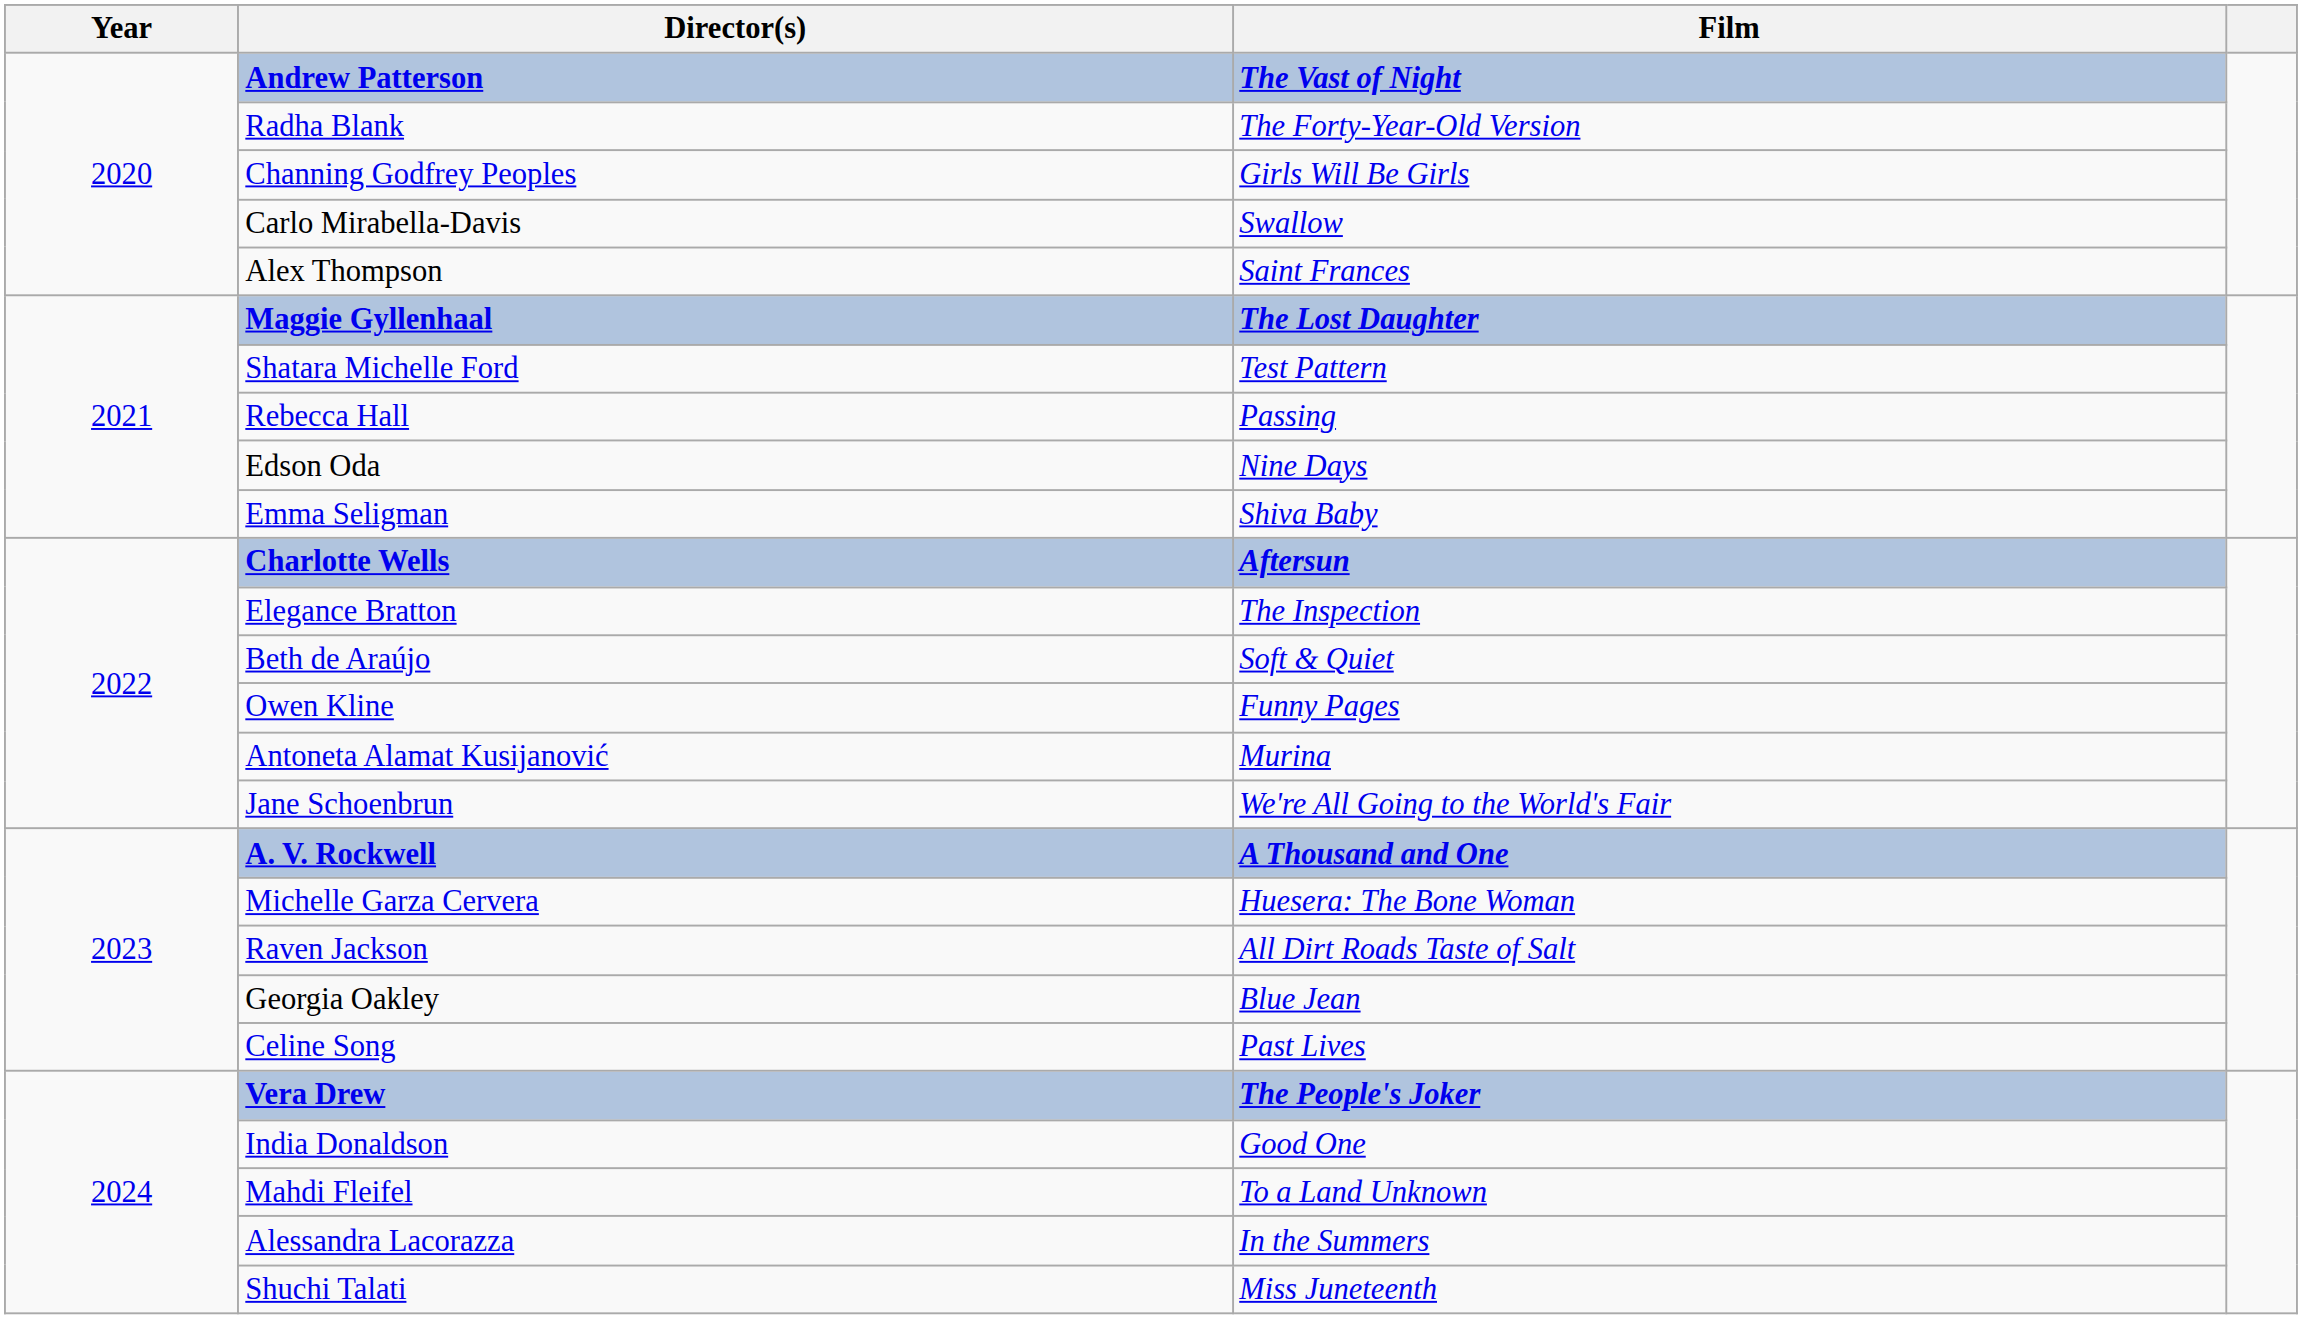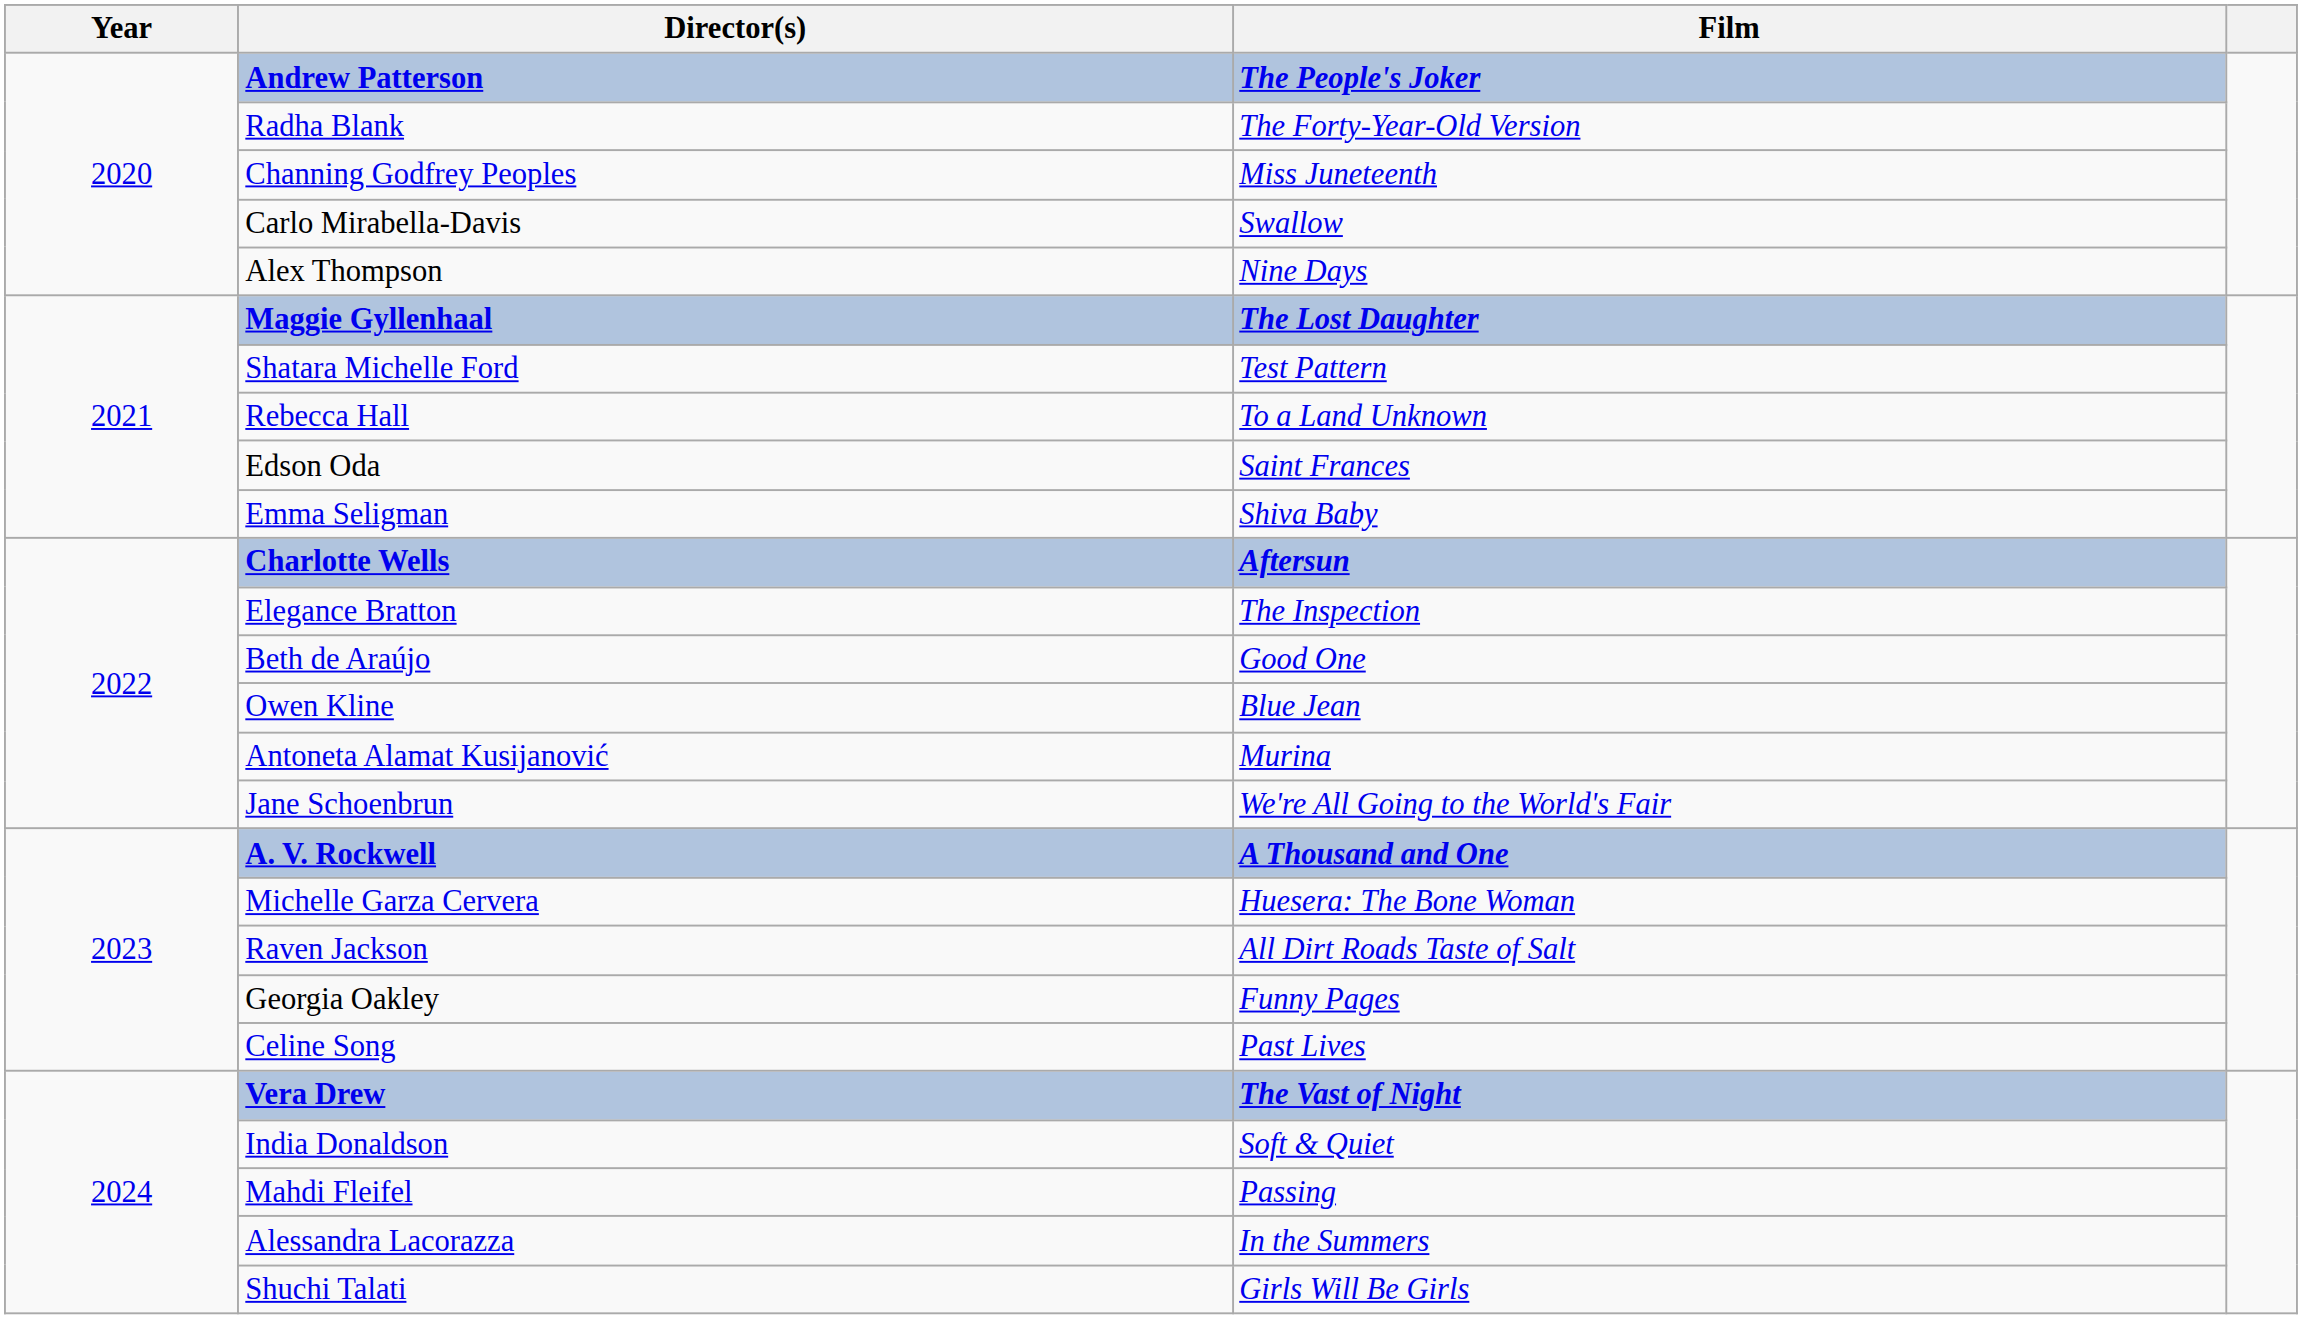(1350, 77) The Vast of Night -> (1360, 77) The People's Joker
(1354, 174) Girls Will Be Girls -> (1338, 174) Miss Juneteenth
(1325, 271) Saint Frances -> (1303, 271) Nine Days
(1288, 416) Passing -> (1363, 416) To a Land Unknown
(1303, 464) Nine Days -> (1325, 464) Saint Frances
(1317, 658) Soft & Quiet -> (1303, 658) Good One
(1319, 707) Funny Pages -> (1300, 707) Blue Jean
(1300, 998) Blue Jean -> (1319, 998) Funny Pages
(1360, 1094) The People's Joker -> (1350, 1094) The Vast of Night
(1303, 1143) Good One -> (1317, 1143) Soft & Quiet
(1363, 1191) To a Land Unknown -> (1288, 1191) Passing
(1338, 1288) Miss Juneteenth -> (1354, 1288) Girls Will Be Girls
